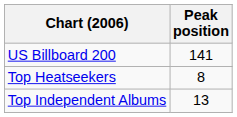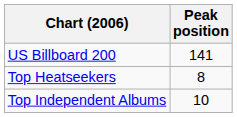(201, 100) 13 -> (201, 100) 10
